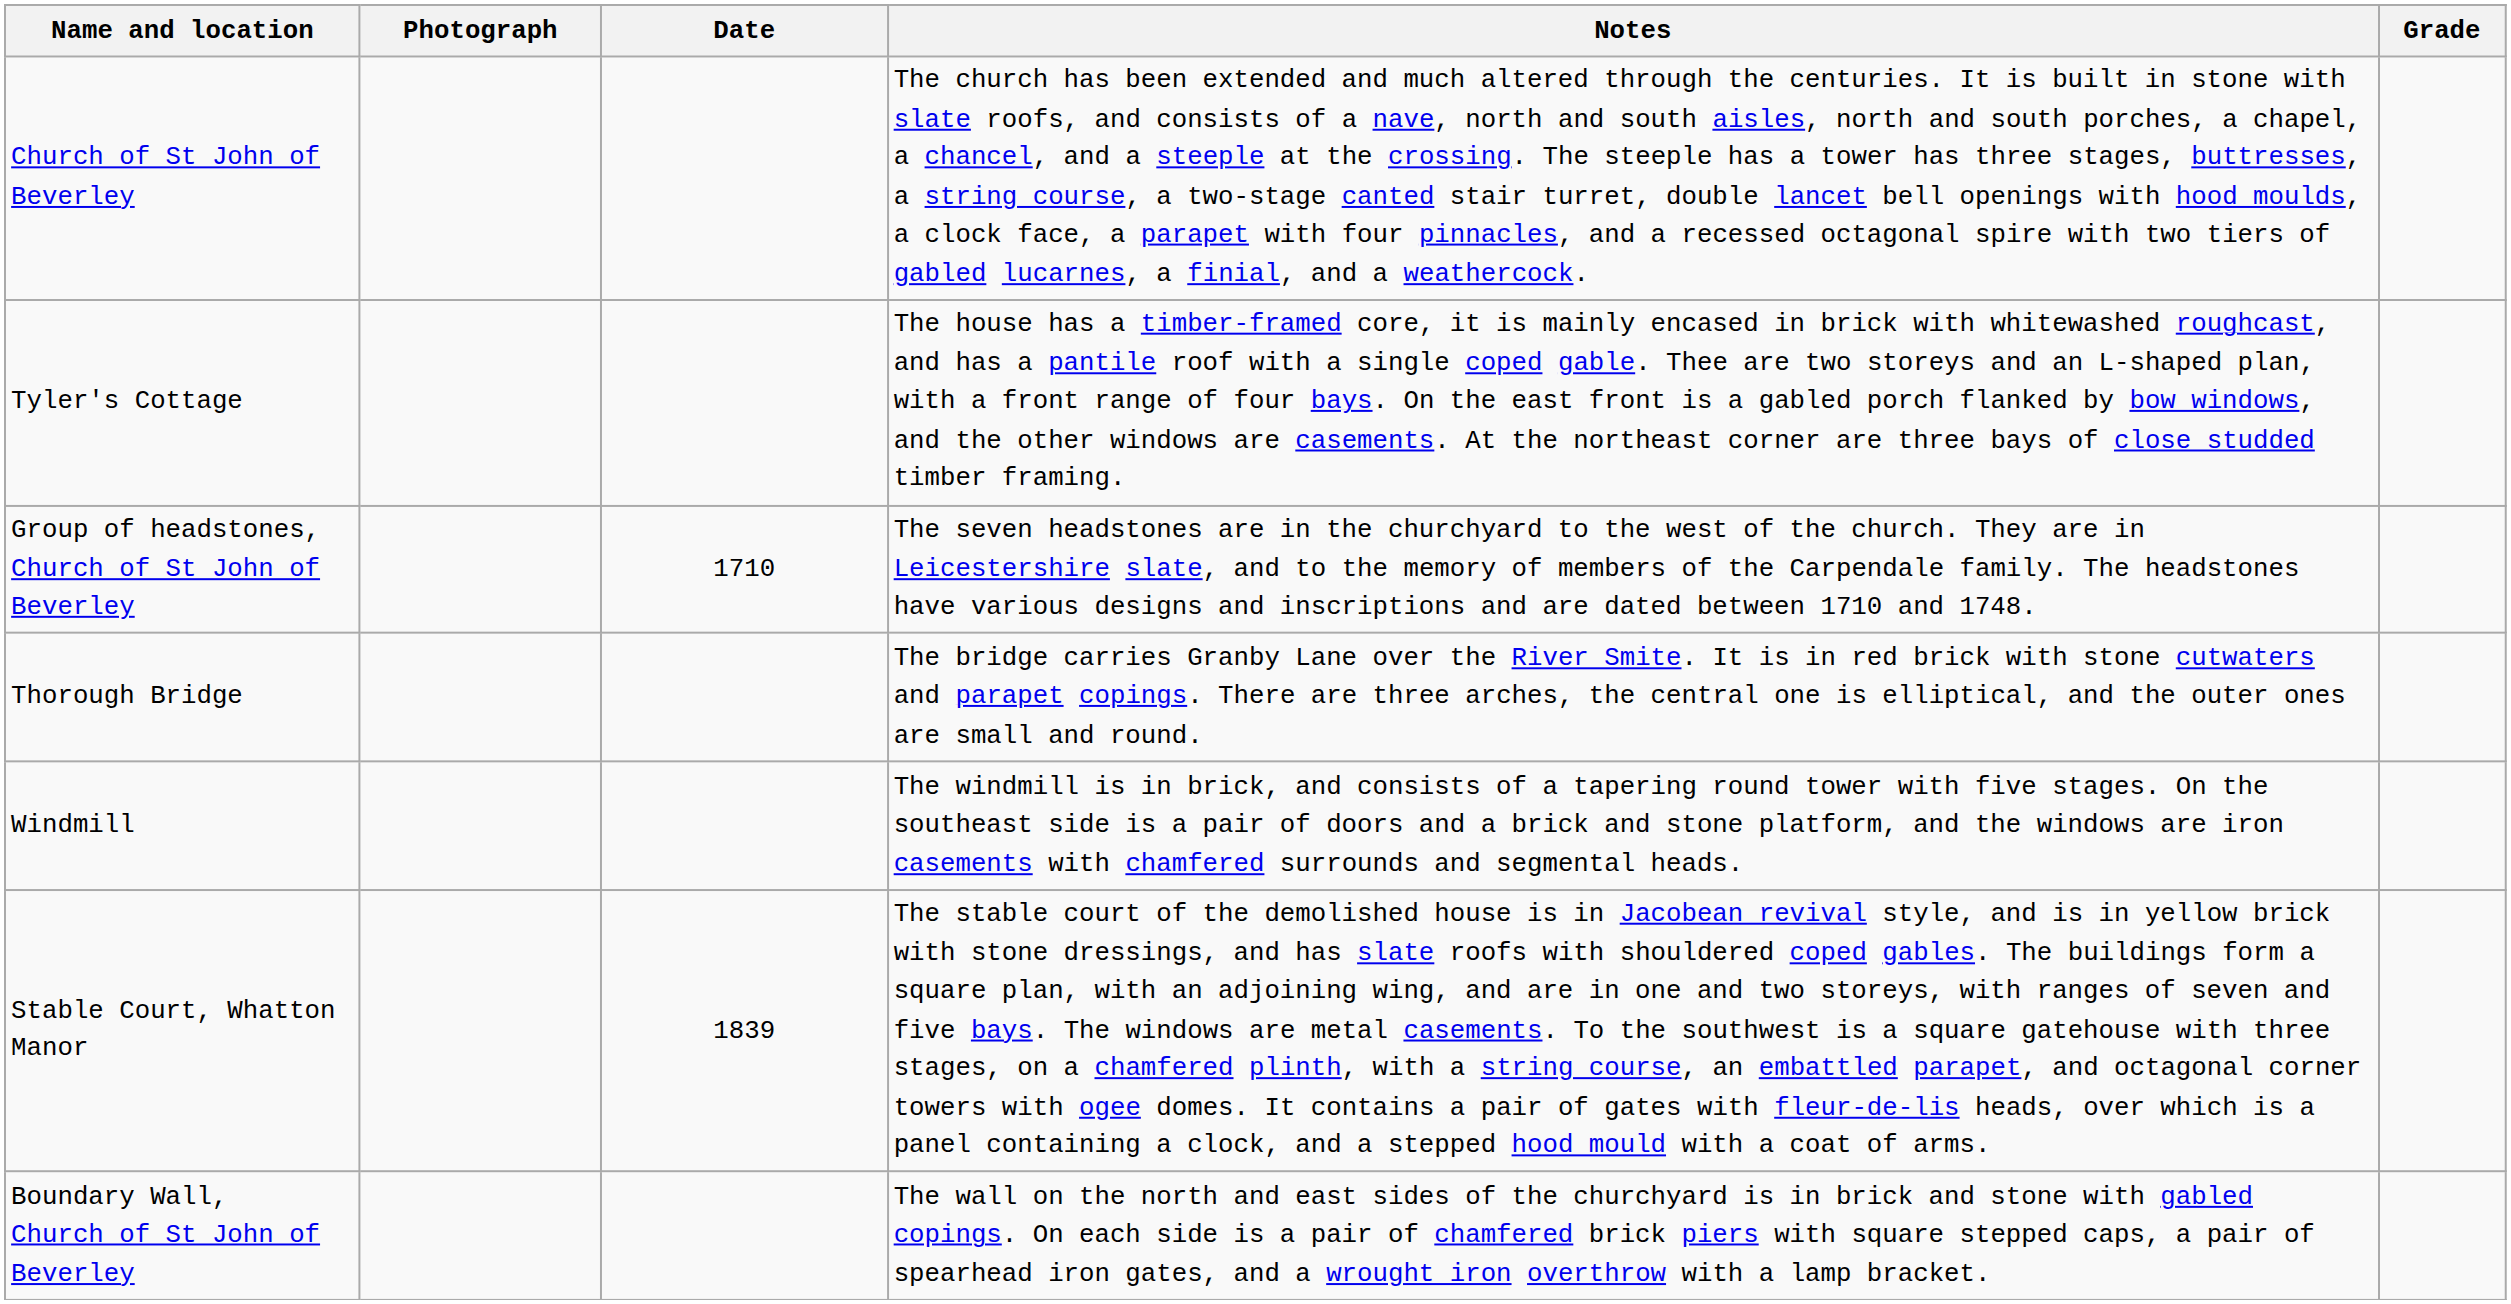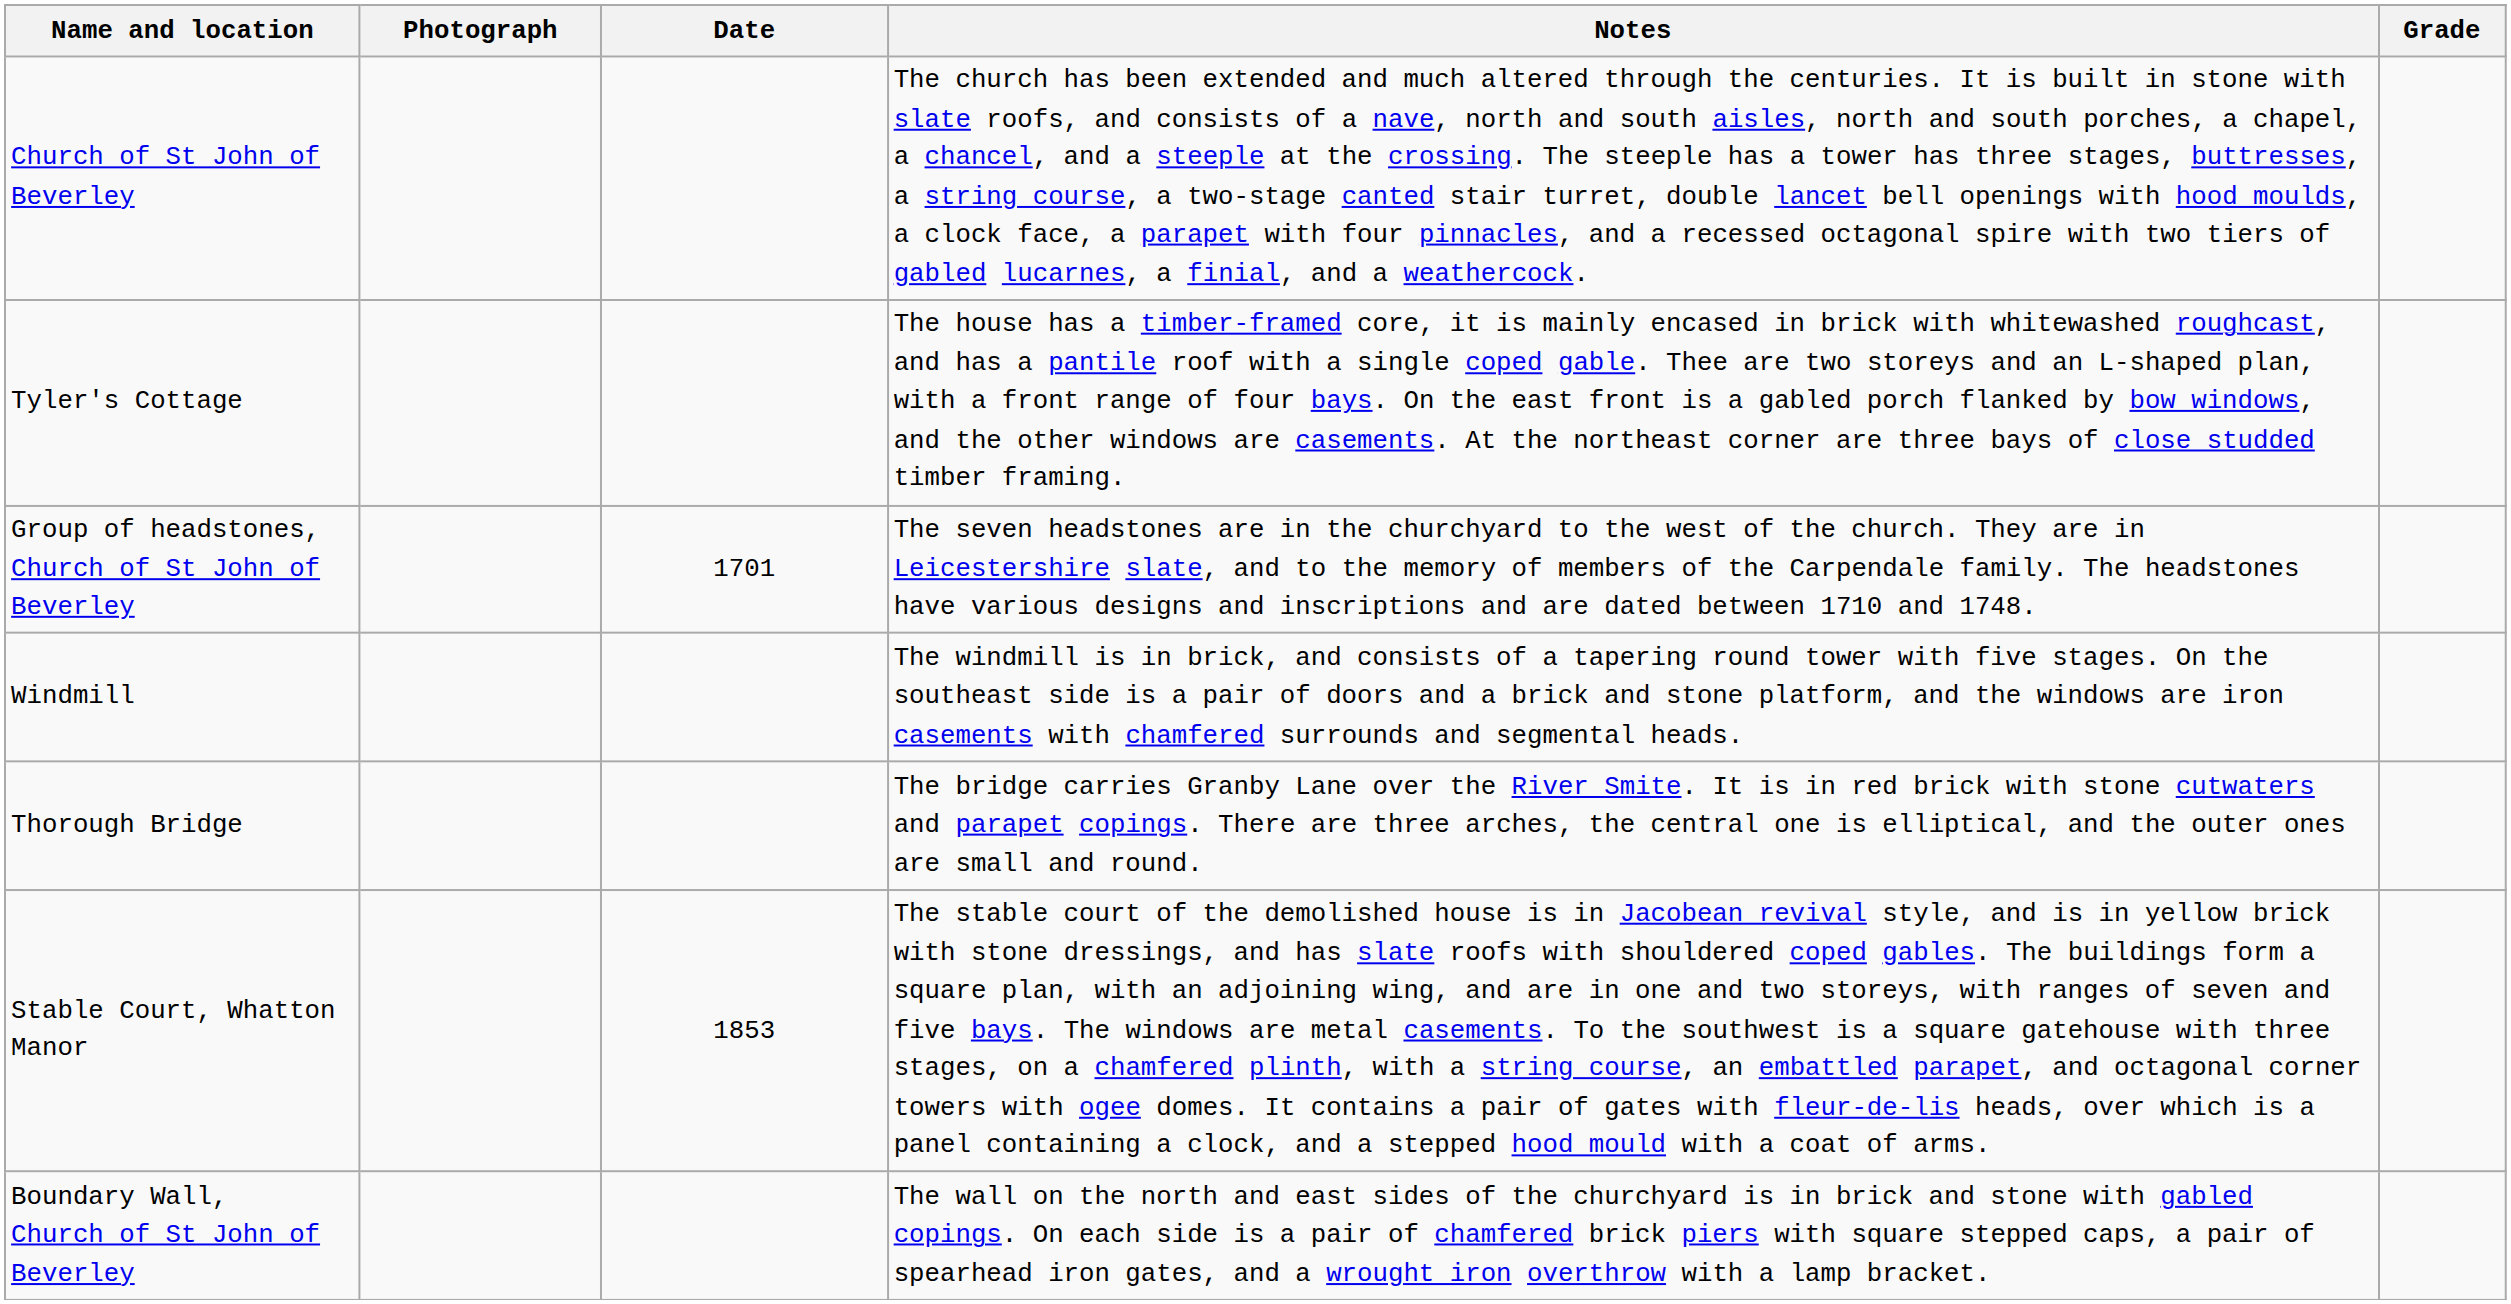(744, 569) 1710 -> (744, 569) 1701
rows swapped: (127, 697) <-> (73, 825)
(744, 1030) 1839 -> (744, 1030) 1853
